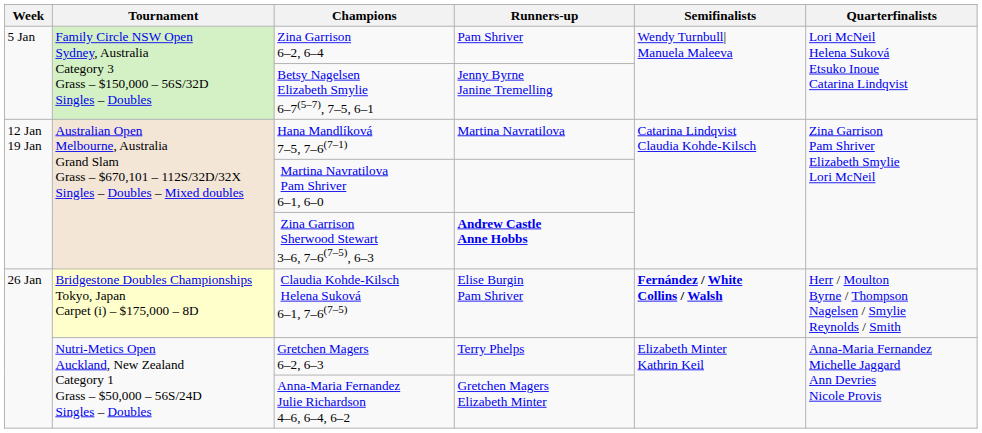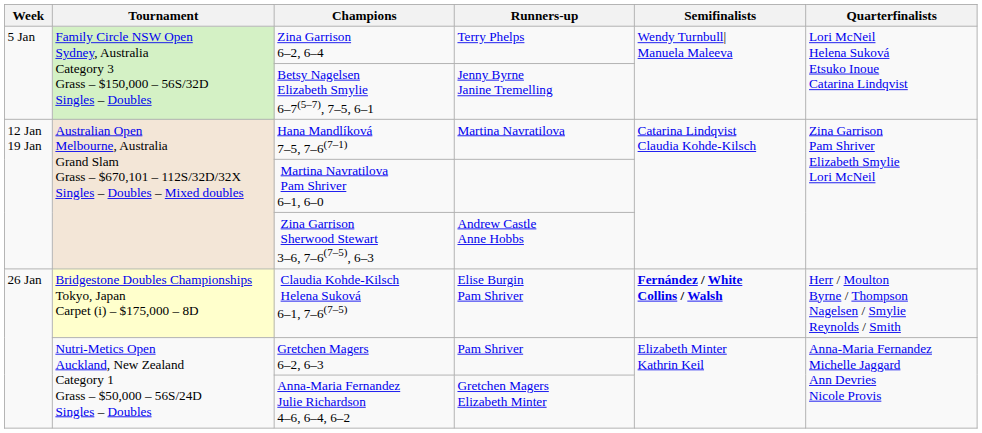(490, 37) Pam Shriver -> (491, 37) Terry Phelps
(499, 231) bold -> (497, 231) normal
(491, 348) Terry Phelps -> (490, 348) Pam Shriver
